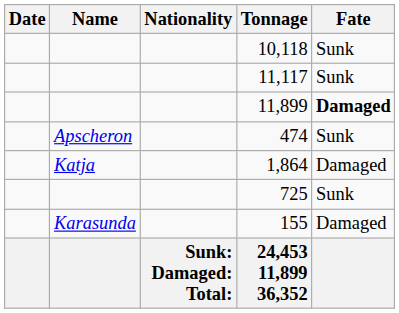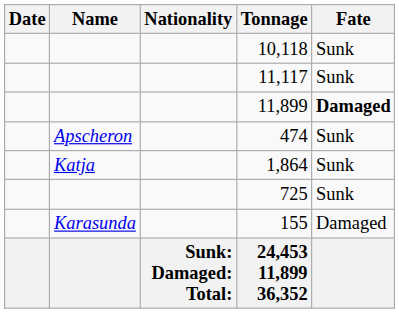(351, 164) Damaged -> (335, 164) Sunk
